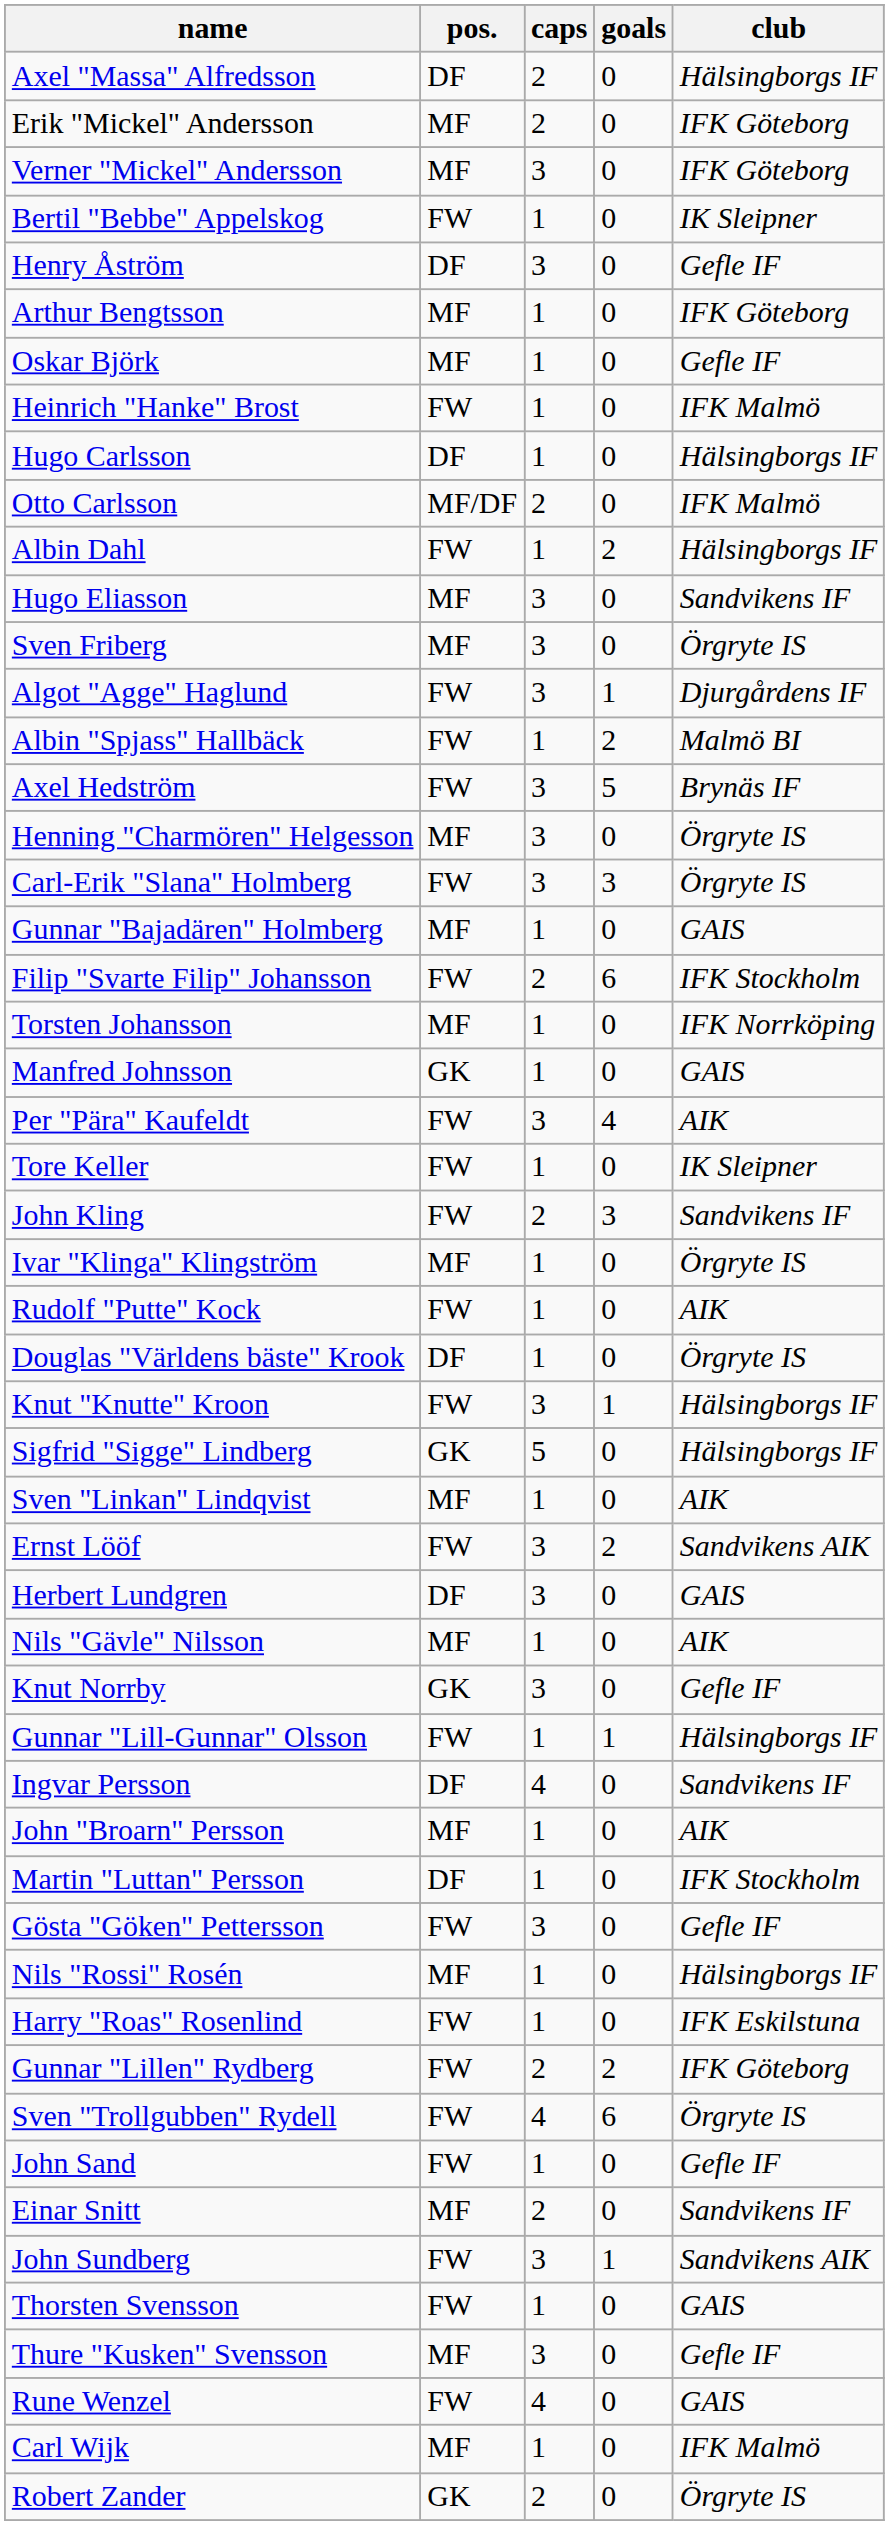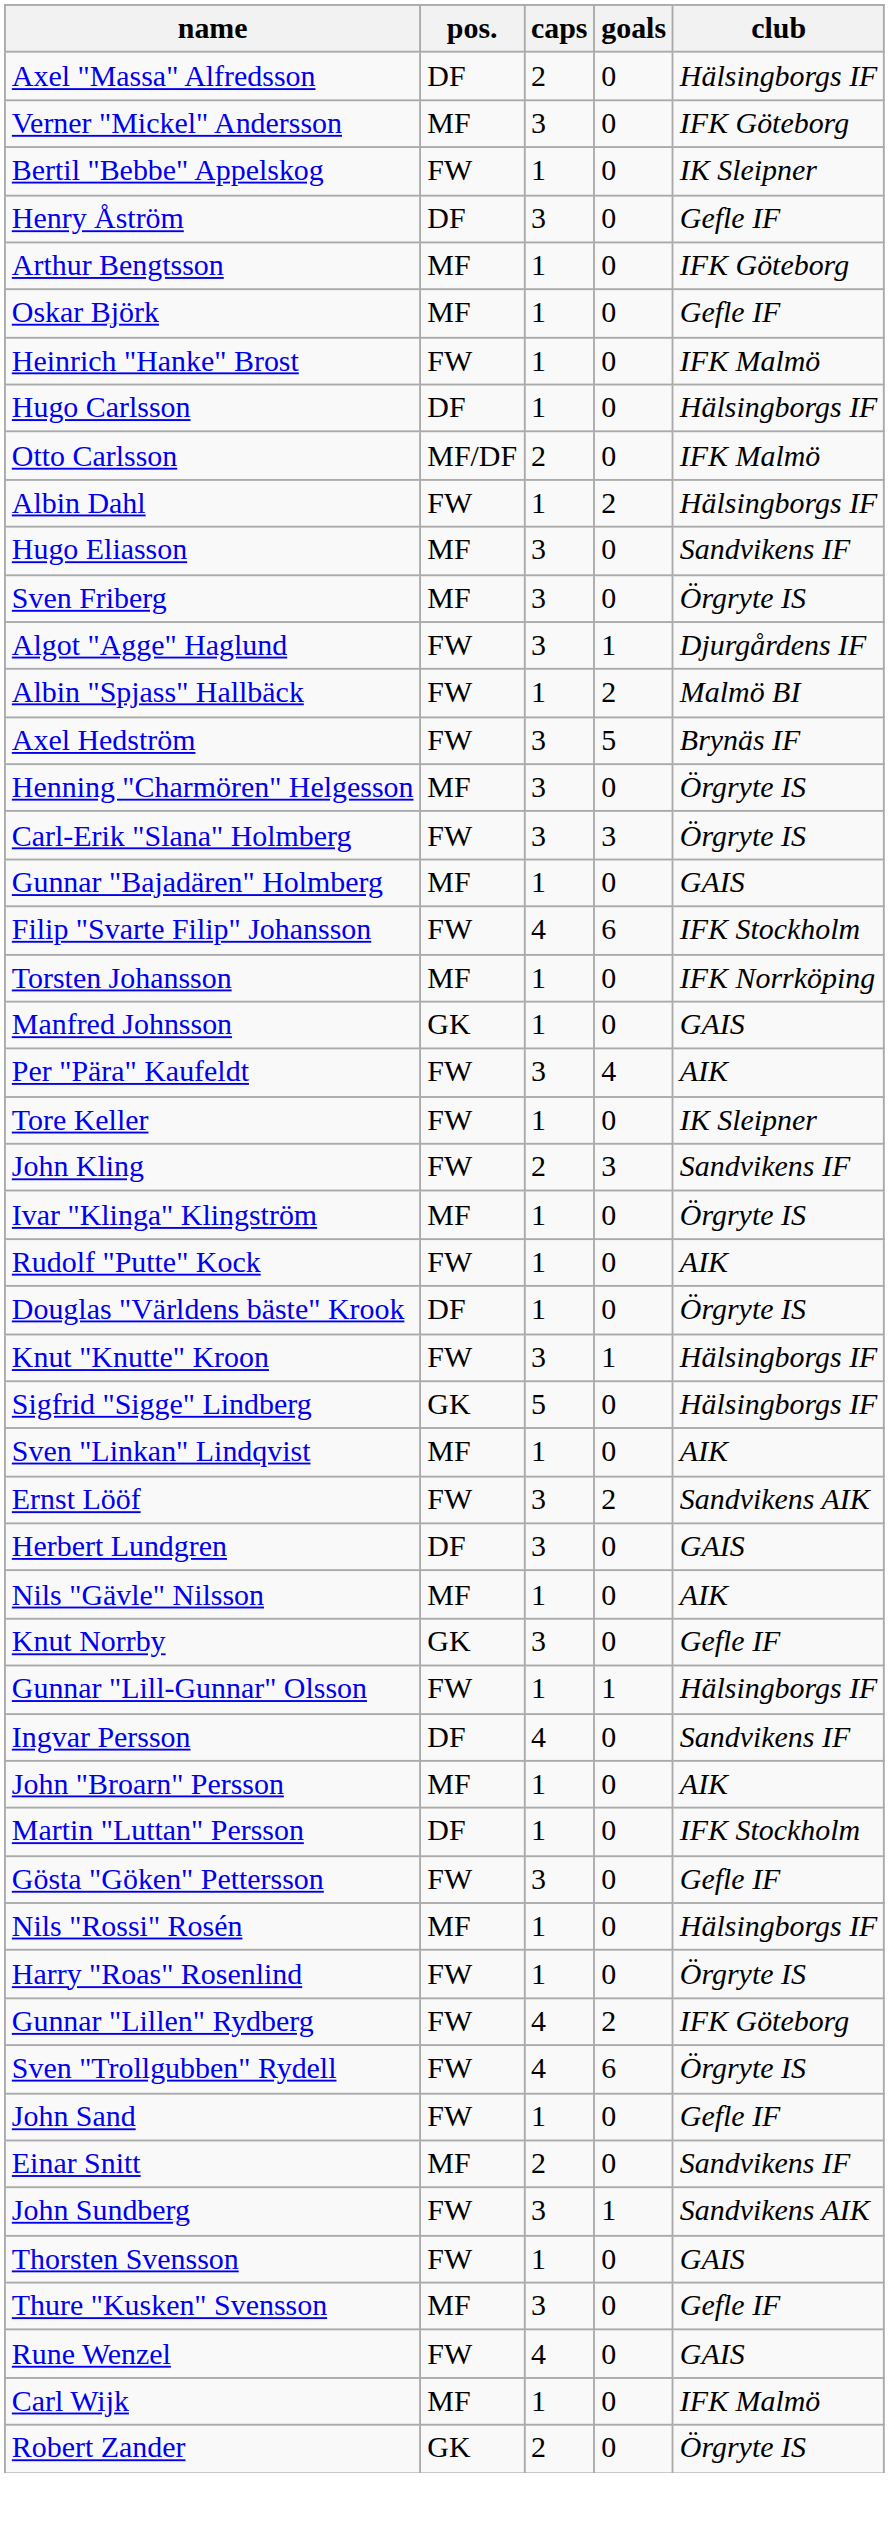- row: (163, 123)
(538, 977) 2 -> (538, 929) 4
(770, 2021) IFK Eskilstuna -> (743, 1973) Örgryte IS
(538, 2068) 2 -> (538, 2021) 4
